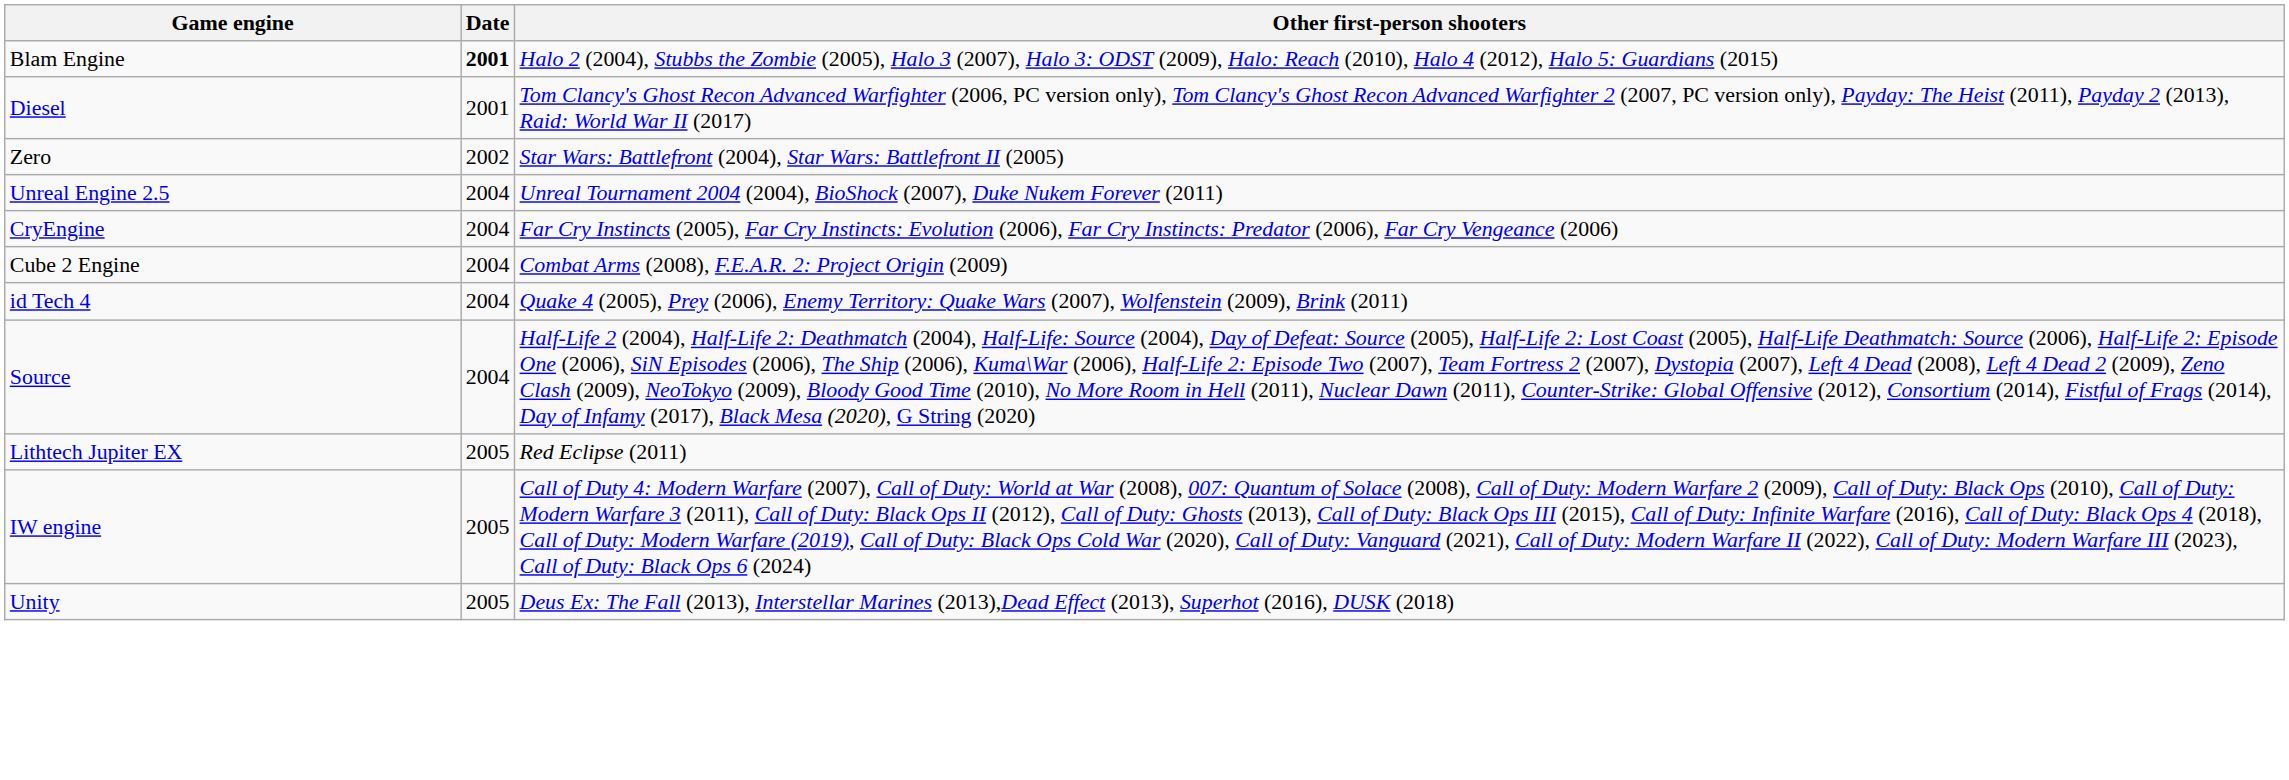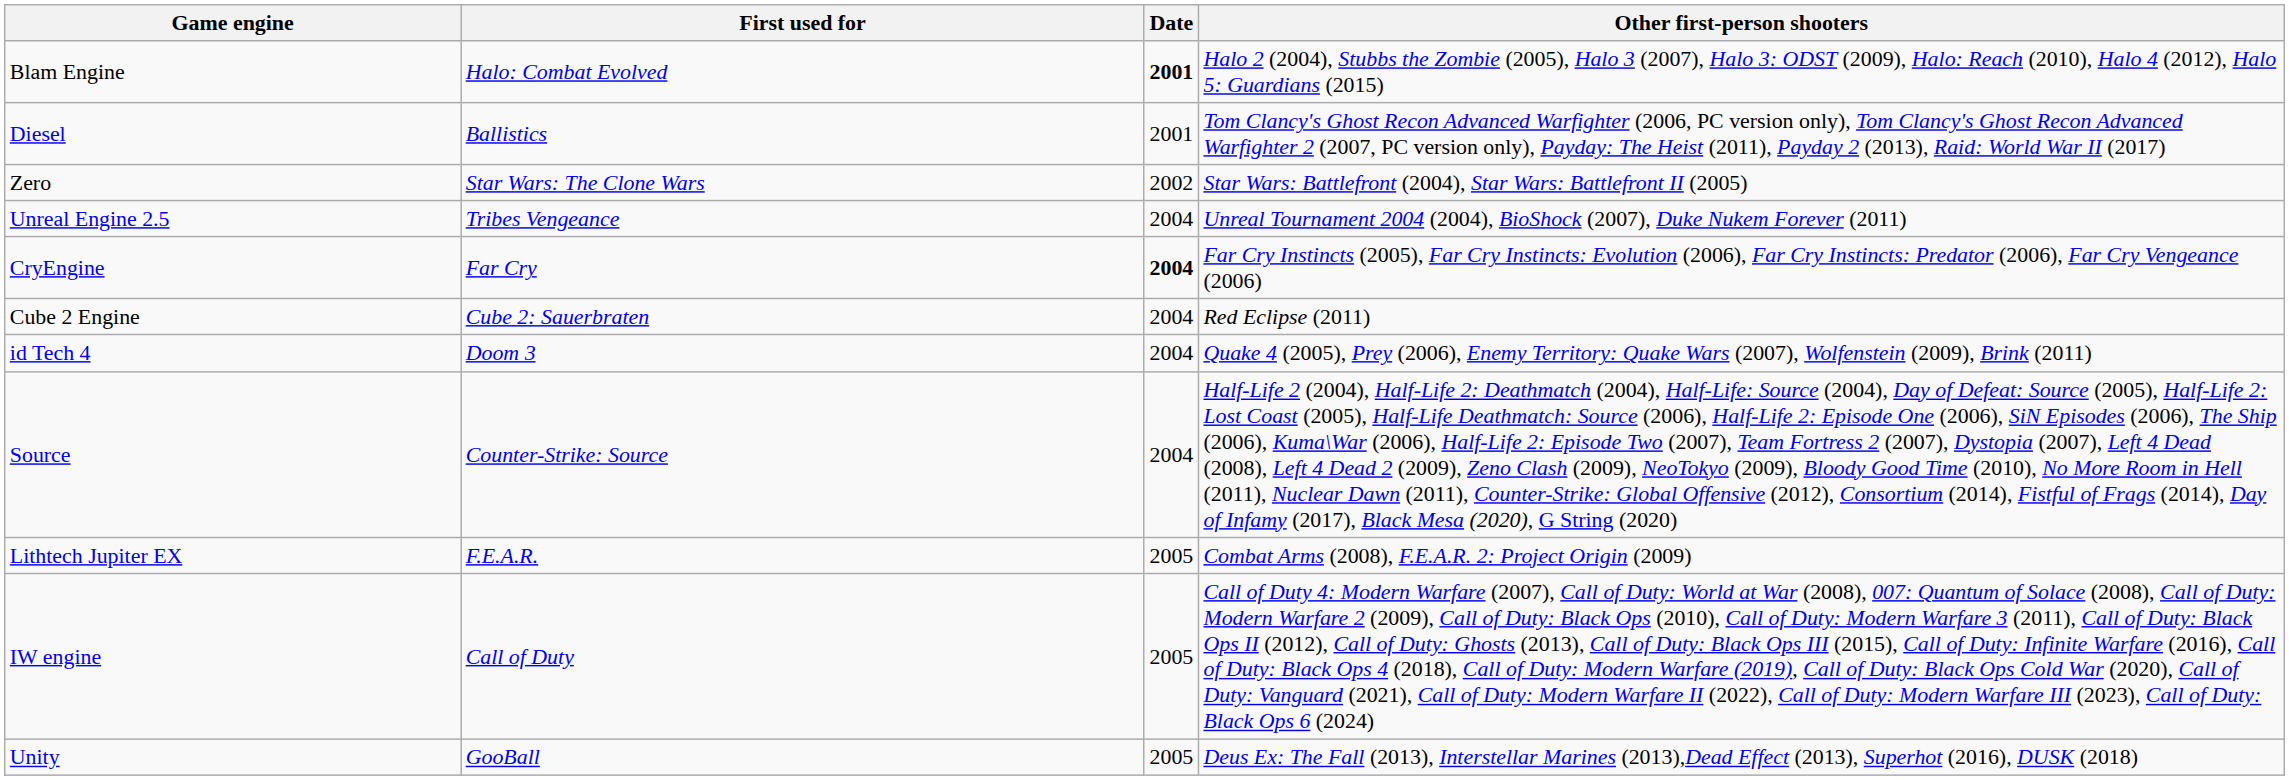+ column: (803, 22)
(488, 229) normal -> (1171, 267) bold
(764, 265) Combat Arms (2008), F.E.A.R. 2: Project Origin (2009) -> (1287, 317) Red Eclipse (2011)
(603, 451) Red Eclipse (2011) -> (1447, 554) Combat Arms (2008), F.E.A.R. 2: Project Origin (2009)
